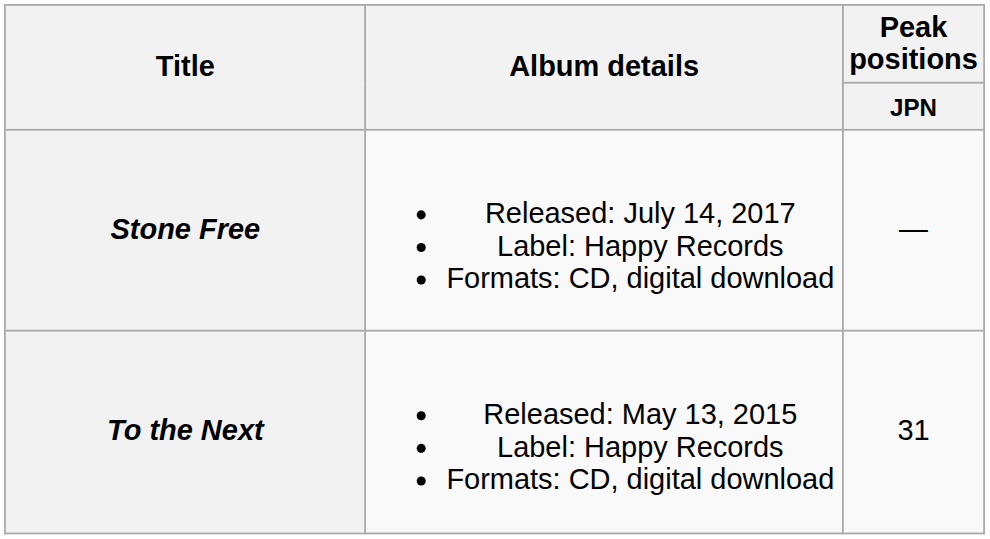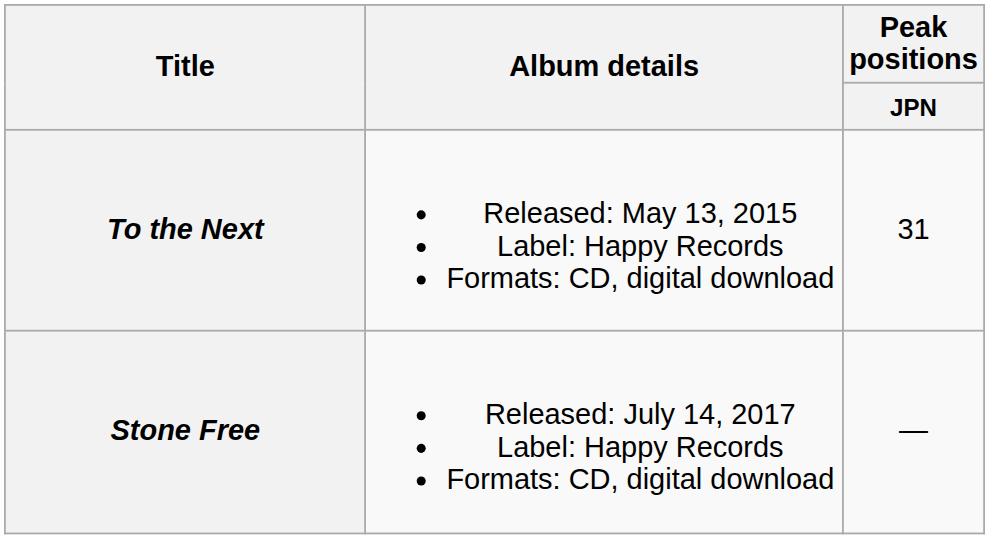rows swapped: (185, 431) <-> (185, 229)
